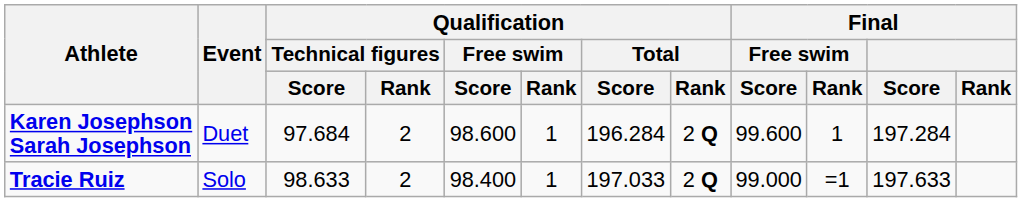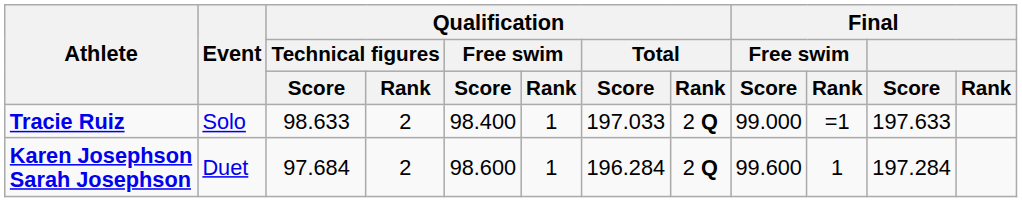rows swapped: (67, 180) <-> (101, 134)
